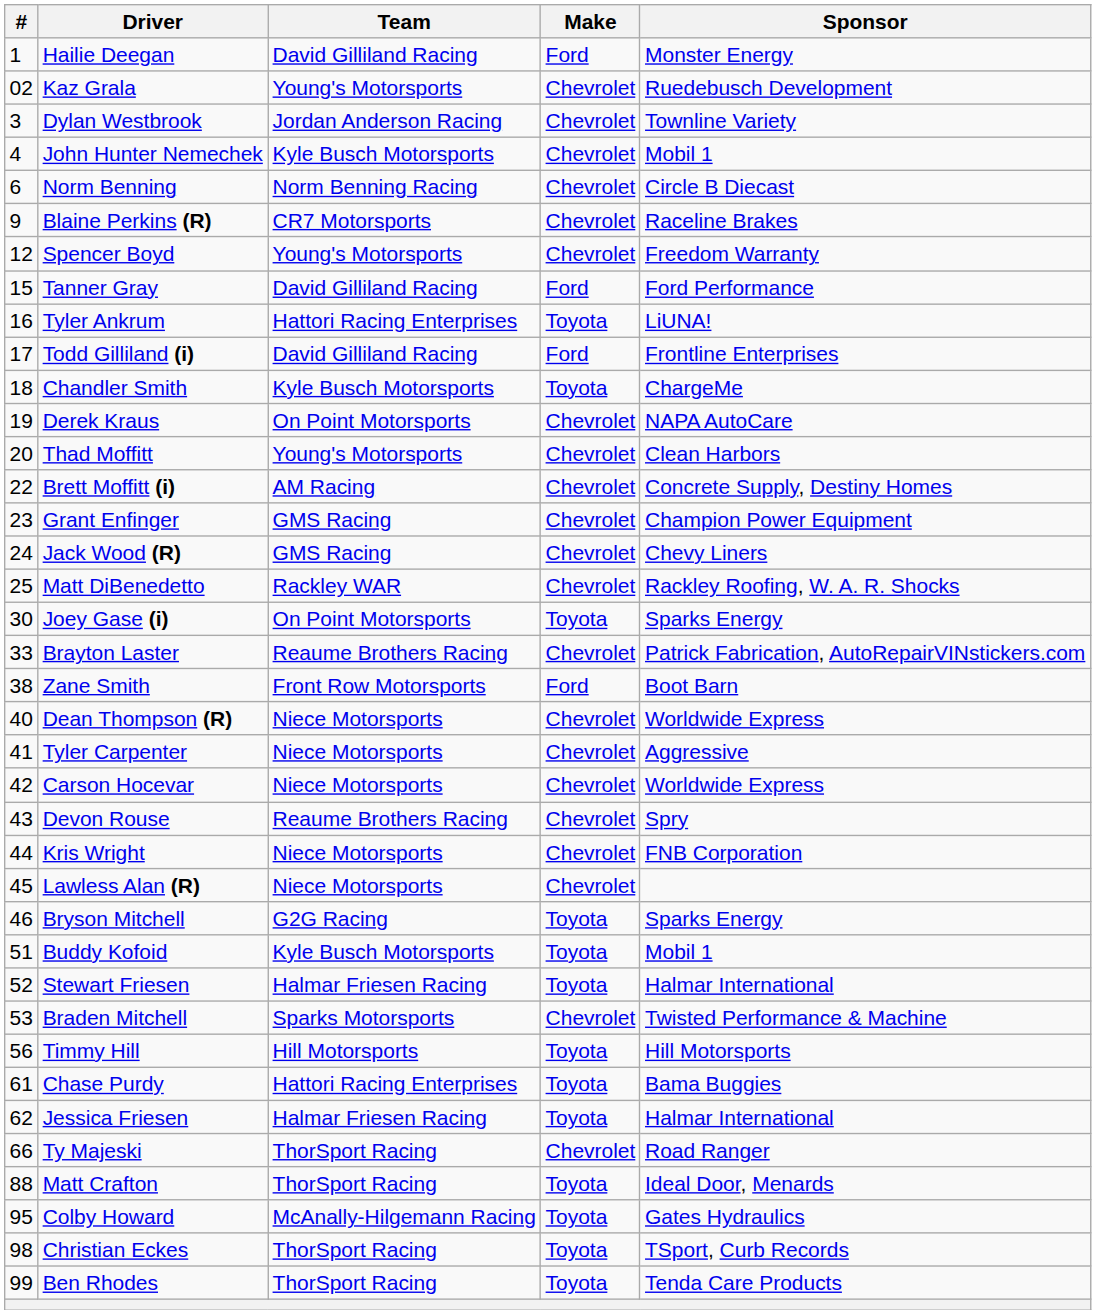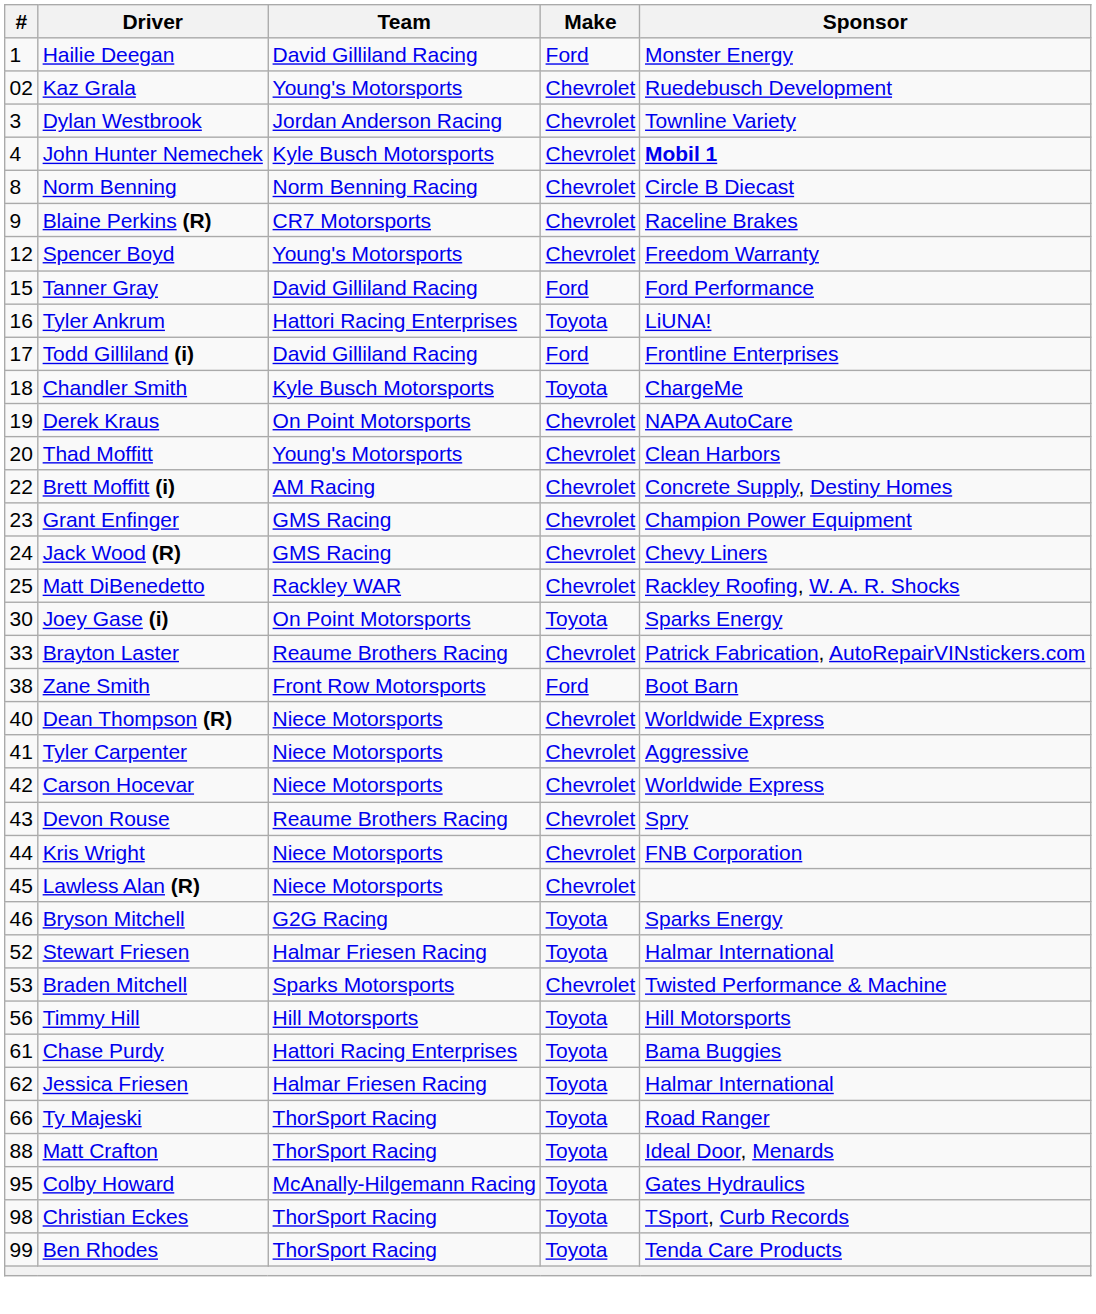(679, 154) normal -> (681, 154) bold
(15, 188) 6 -> (15, 188) 8
- row: (105, 951)
(590, 1150) Chevrolet -> (576, 1117) Toyota
